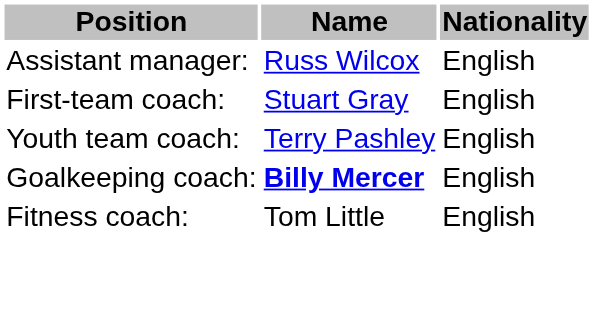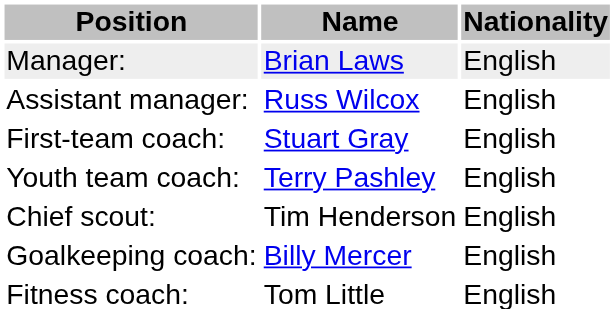+ row: (66, 60)
+ row: (81, 216)
(344, 177) bold -> (338, 255) normal
